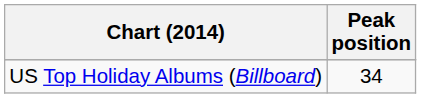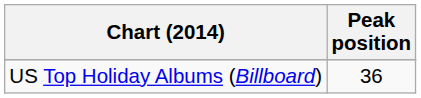(371, 76) 34 -> (371, 76) 36
